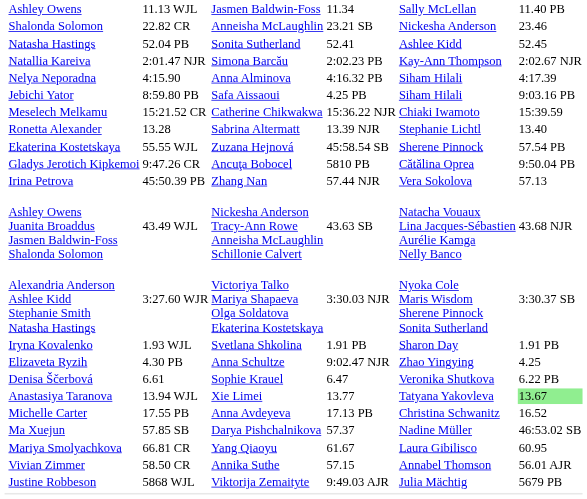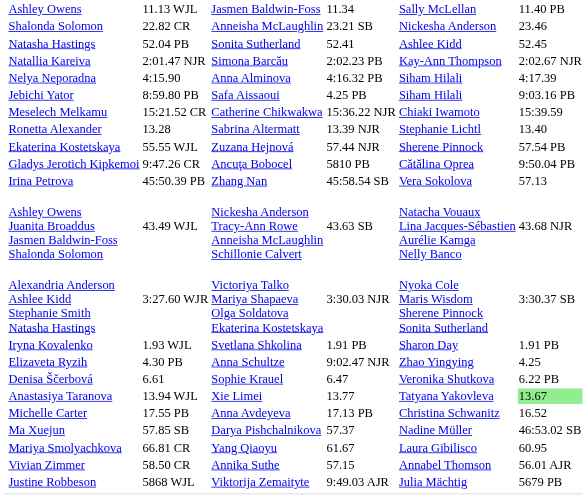(358, 146) 45:58.54 SB -> (353, 146) 57.44 NJR
(353, 181) 57.44 NJR -> (358, 181) 45:58.54 SB
